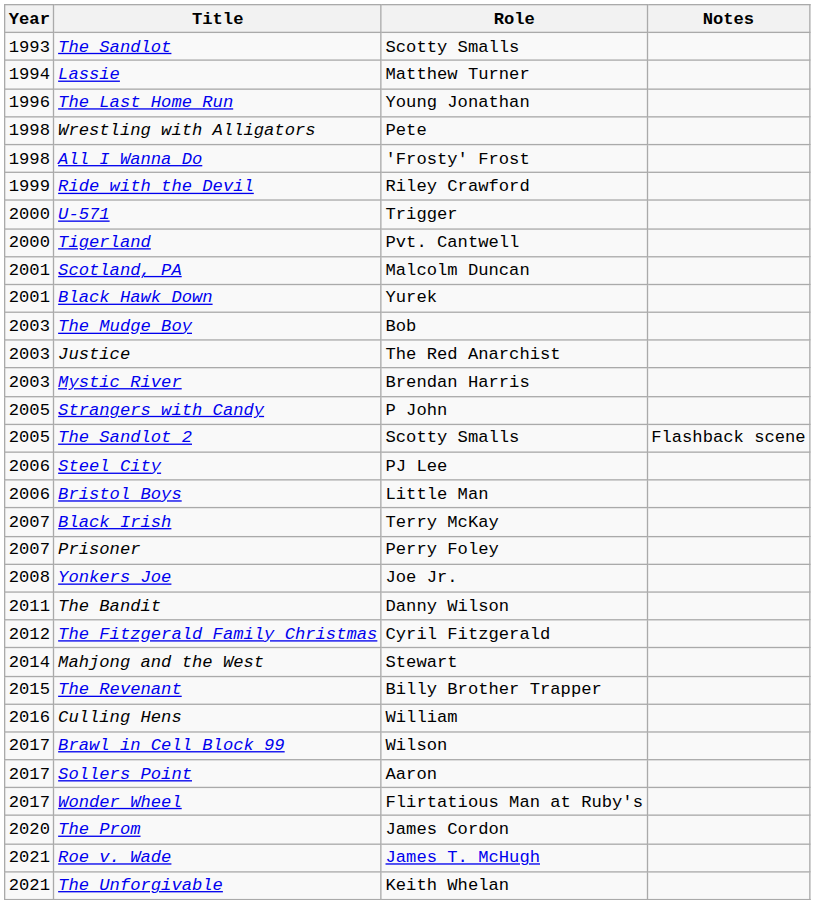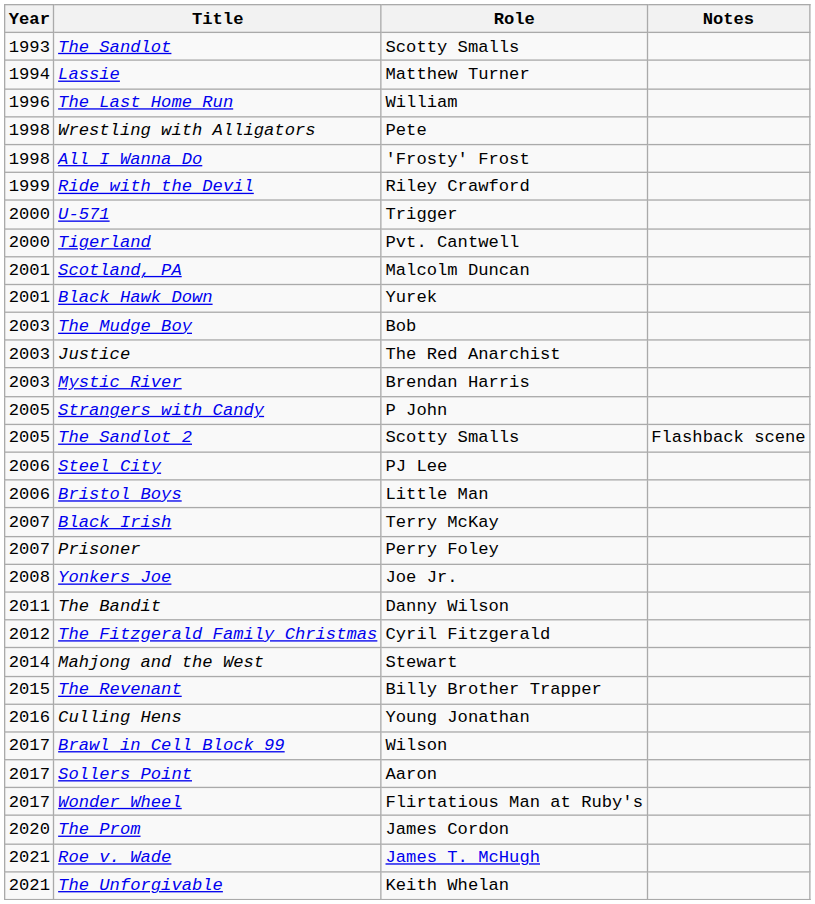(458, 103) Young Jonathan -> (422, 103) William
(422, 718) William -> (458, 718) Young Jonathan
